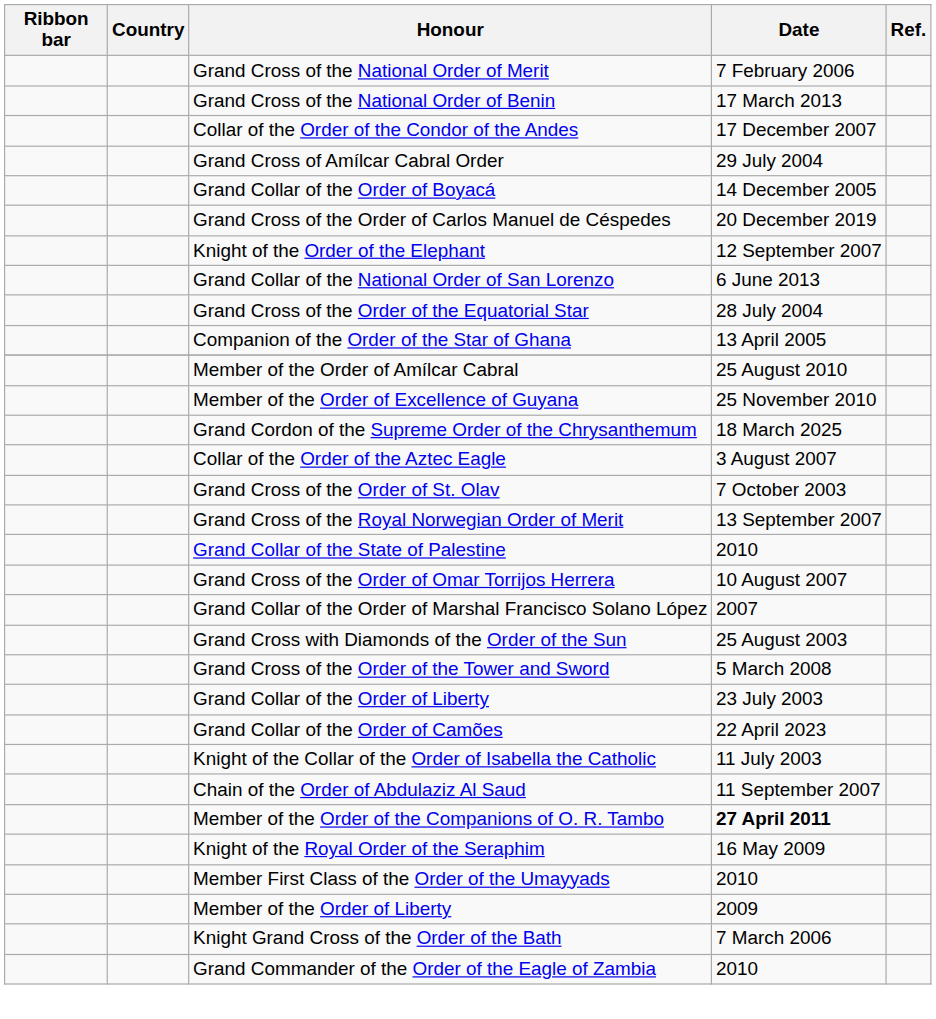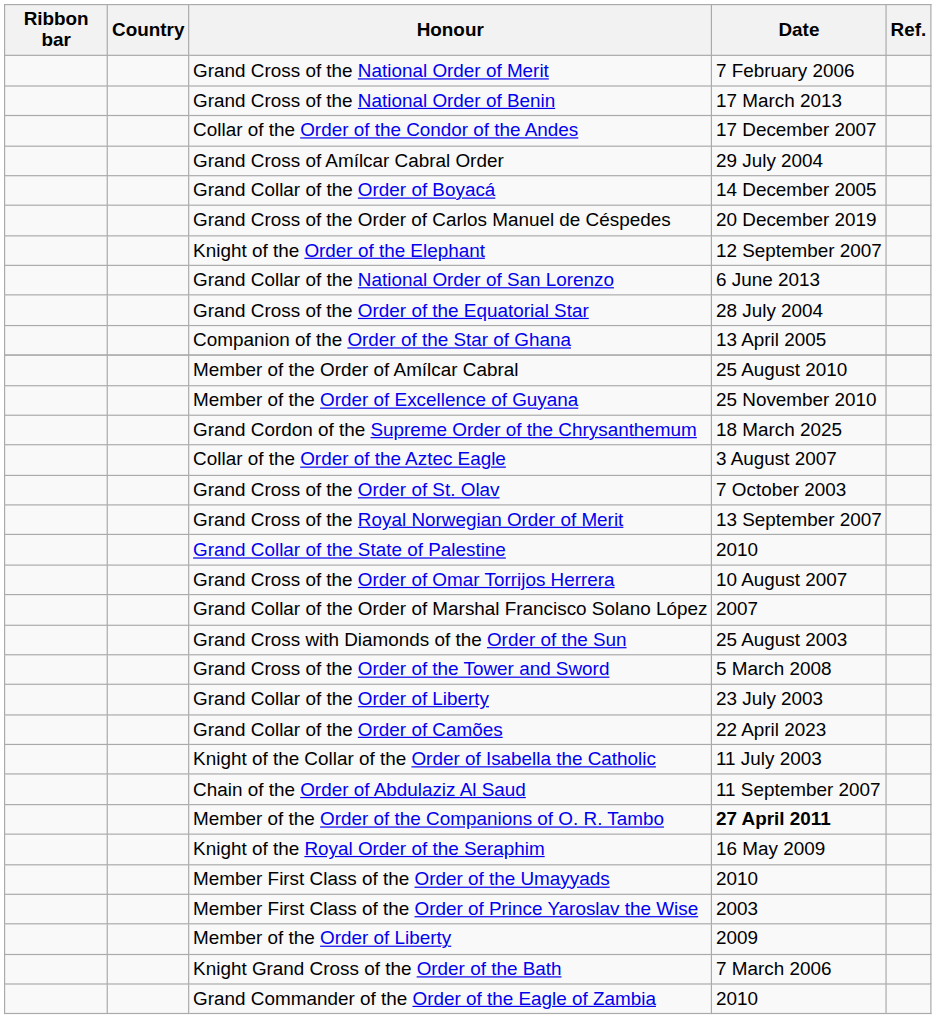+ row: (446, 909)
